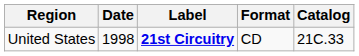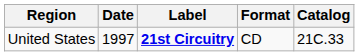(118, 39) 1998 -> (118, 39) 1997
